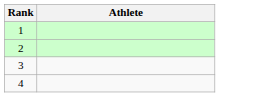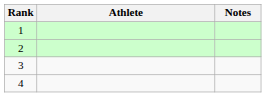+ column: (238, 13)
